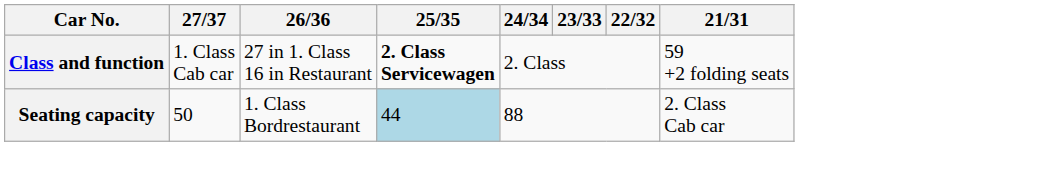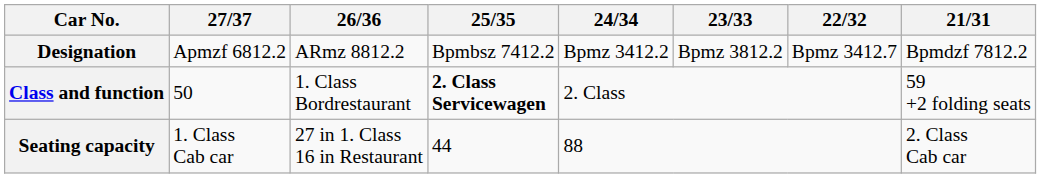+ row: (87, 50)
(204, 61) 1. Class Cab car -> (183, 92) 50
(308, 61) 27 in 1. Class 16 in Restaurant -> (353, 92) 1. Class Bordrestaurant
(183, 114) 50 -> (204, 145) 1. Class Cab car
(302, 114) 1. Class Bordrestaurant -> (359, 145) 27 in 1. Class 16 in Restaurant
(391, 114) lightblue background -> (442, 145) no background
